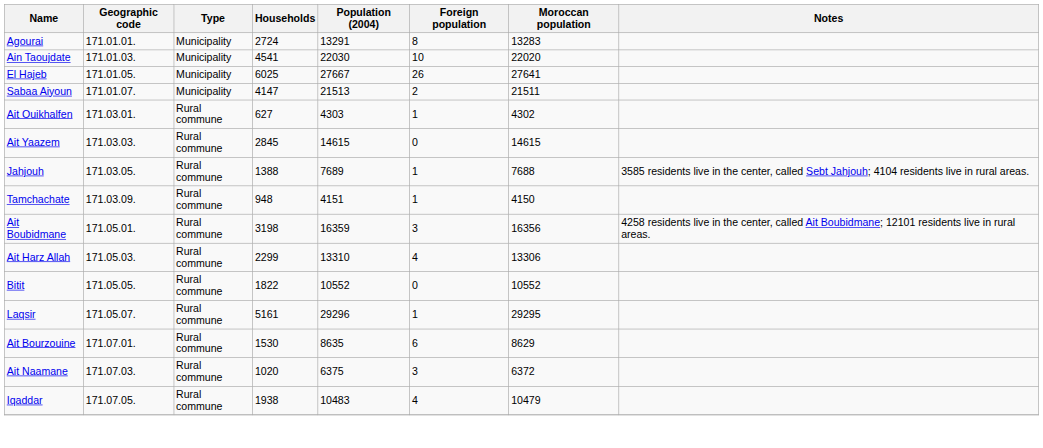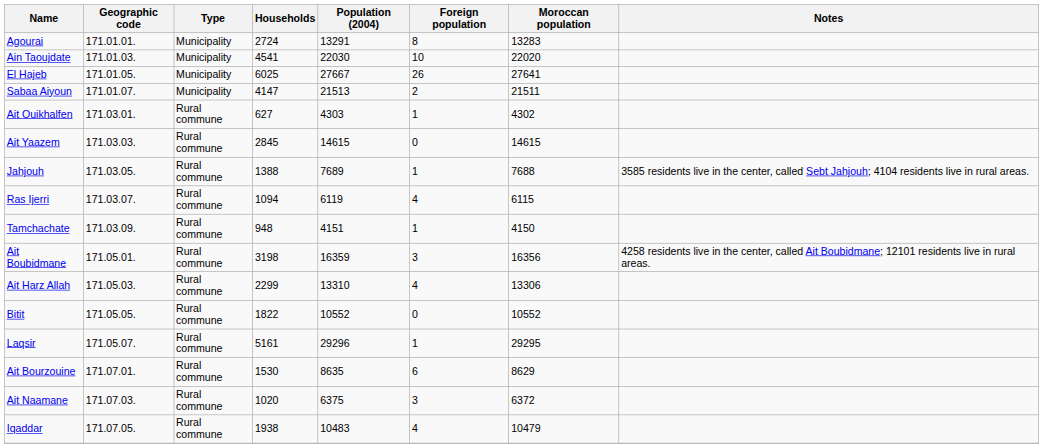+ row: (28, 200)
